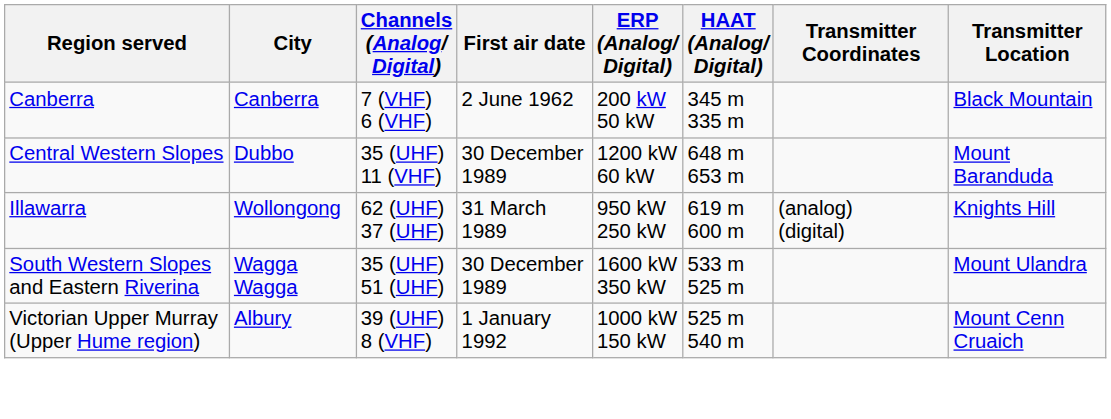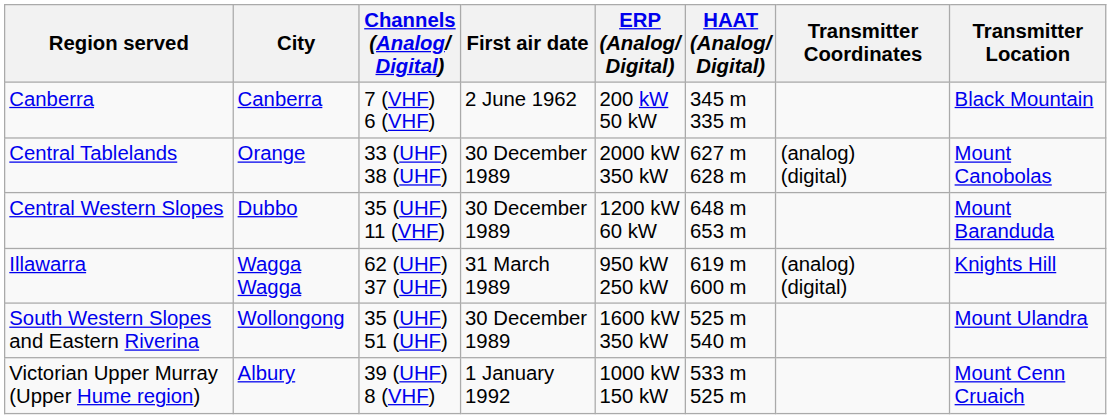+ row: (93, 153)
(287, 208) Wollongong -> (269, 275) Wagga Wagga
(266, 275) Wagga Wagga -> (291, 318) Wollongong
(716, 275) 533 m 525 m -> (718, 330) 525 m 540 m
(716, 330) 525 m 540 m -> (718, 385) 533 m 525 m
